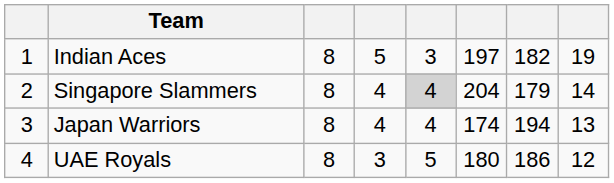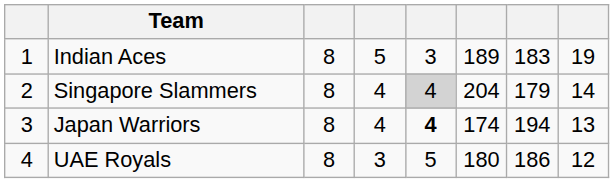(481, 56) 197 -> (481, 56) 189
(532, 56) 182 -> (532, 56) 183
(431, 125) normal -> (431, 125) bold
